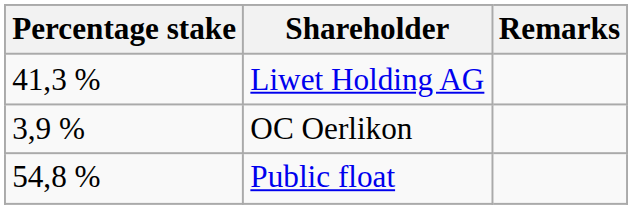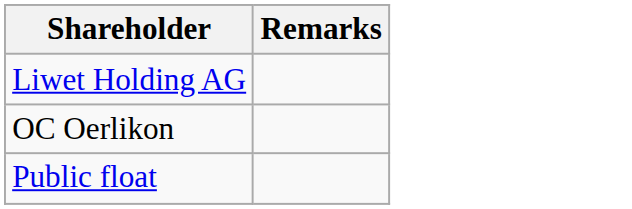- column: (124, 29)
